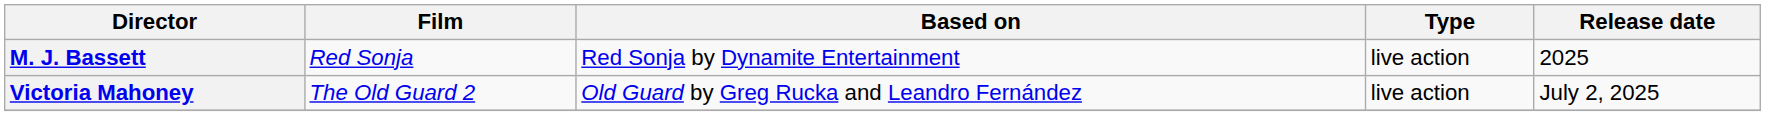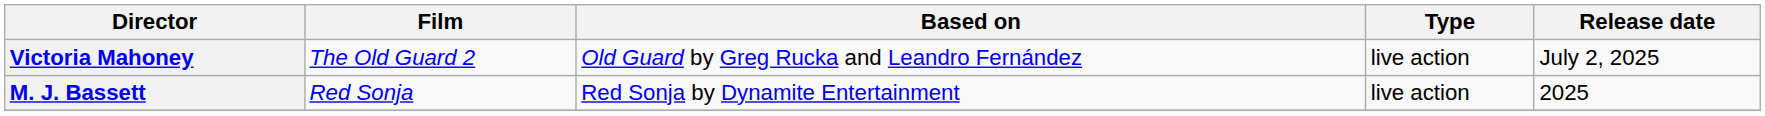rows swapped: (102, 92) <-> (78, 57)
